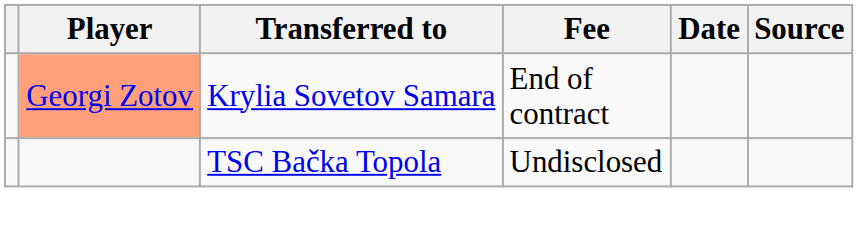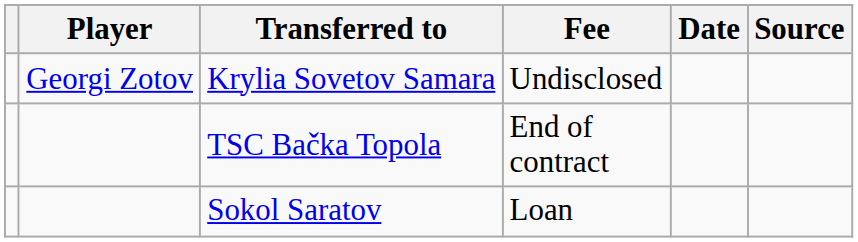(110, 95) lightsalmon background -> (110, 77) no background
(559, 95) End of contract -> (586, 77) Undisclosed
(586, 161) Undisclosed -> (559, 144) End of contract
+ row: (294, 210)
